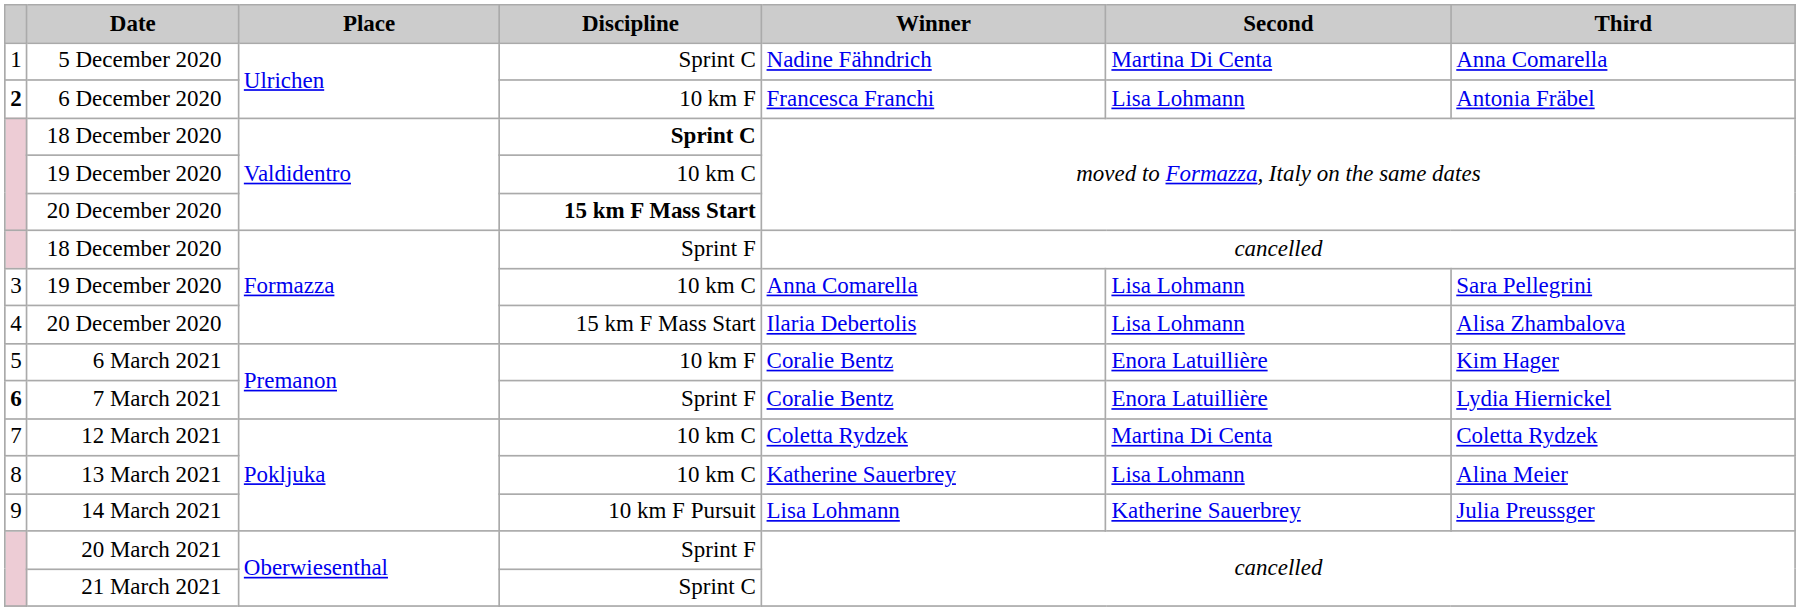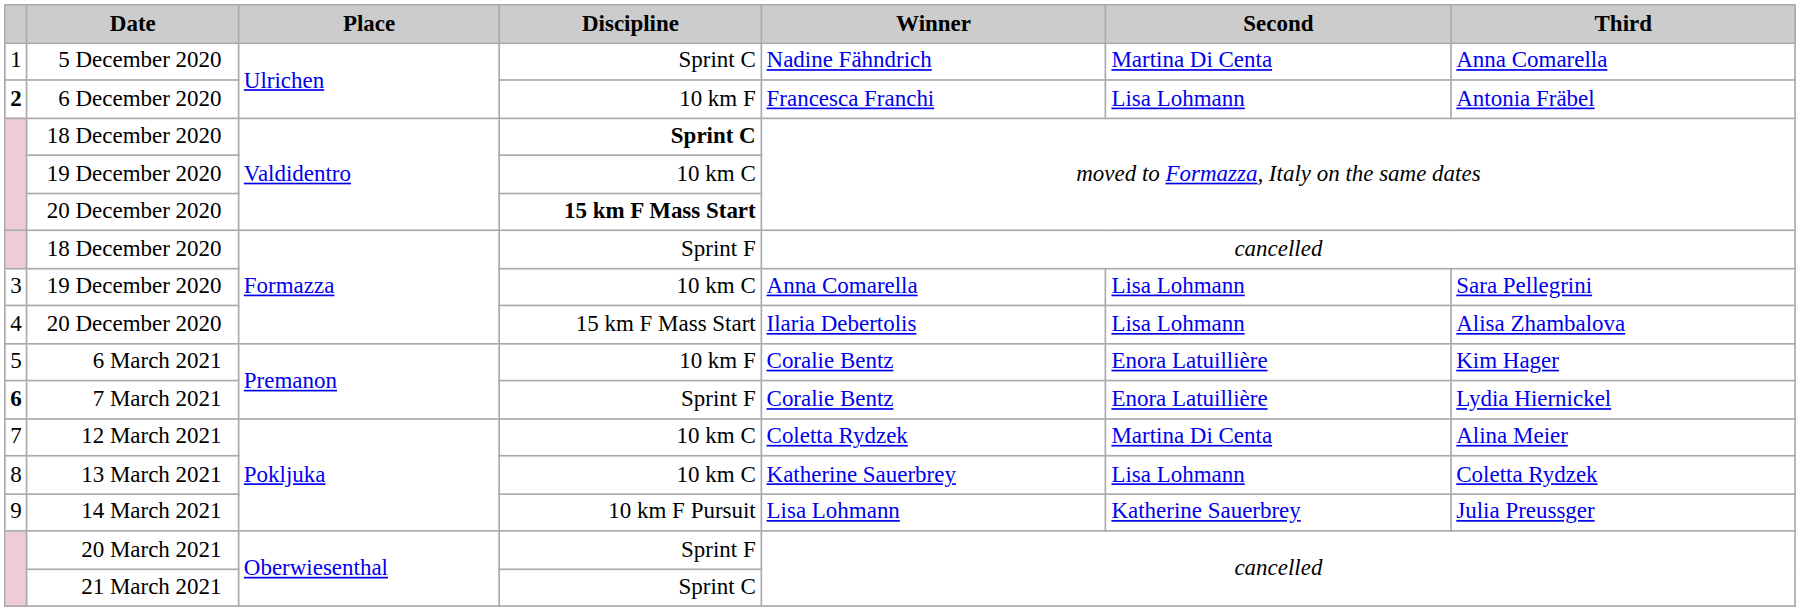(1527, 436) Coletta Rydzek -> (1512, 436) Alina Meier
(1512, 473) Alina Meier -> (1527, 473) Coletta Rydzek
